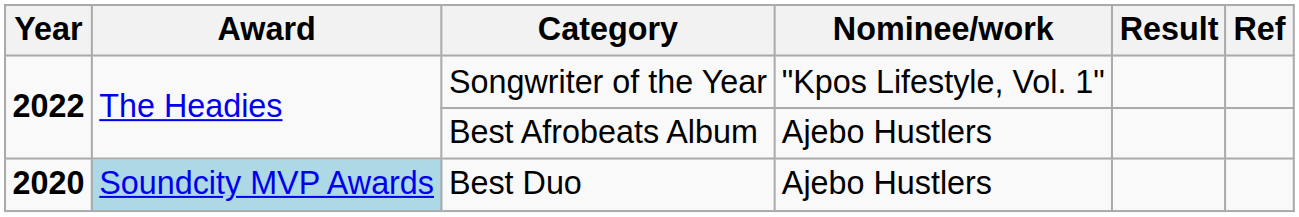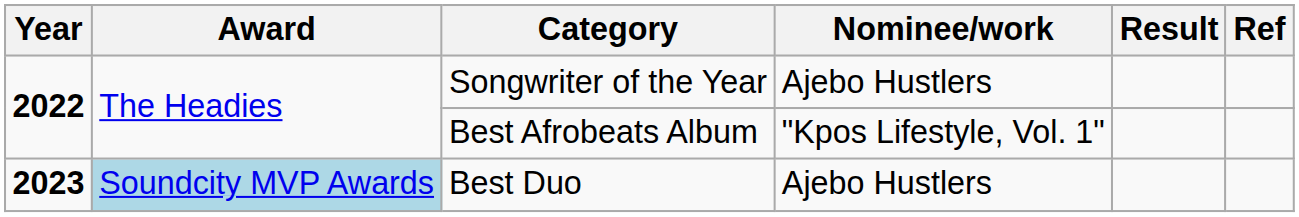(943, 81) "Kpos Lifestyle, Vol. 1" -> (887, 81) Ajebo Hustlers
(887, 132) Ajebo Hustlers -> (943, 132) "Kpos Lifestyle, Vol. 1"
(48, 183) 2020 -> (48, 183) 2023
